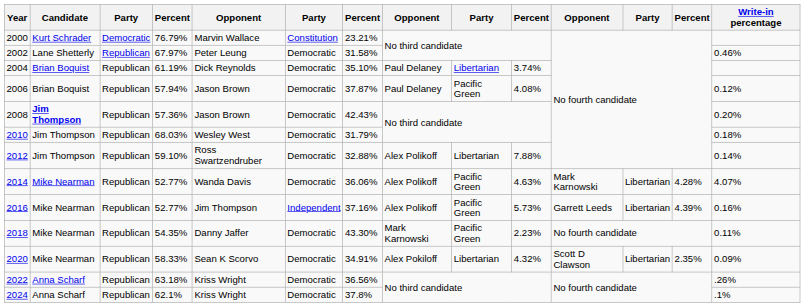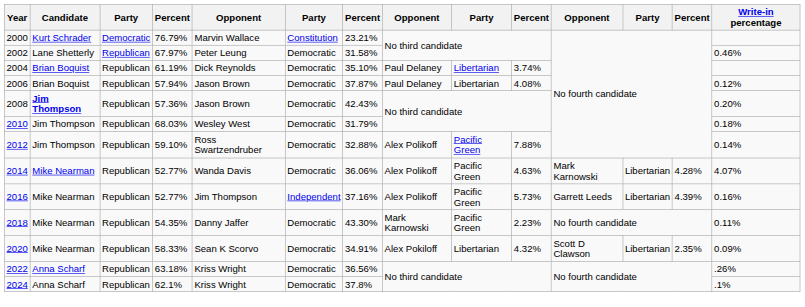(468, 89) Pacific Green -> (476, 83) Libertarian
(476, 155) Libertarian -> (468, 145) Pacific Green
